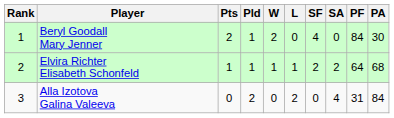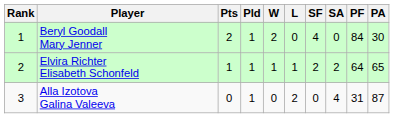(378, 68) 68 -> (378, 68) 65
(252, 98) 2 -> (252, 98) 1
(378, 98) 84 -> (378, 98) 87
